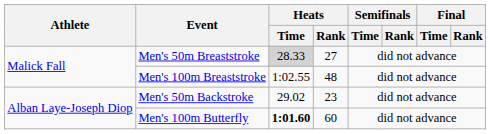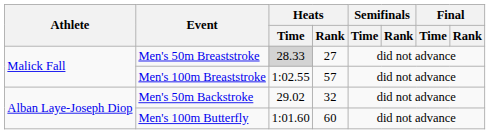(331, 77) 48 -> (330, 77) 57
(331, 97) 23 -> (330, 97) 32
(291, 118) bold -> (291, 118) normal
